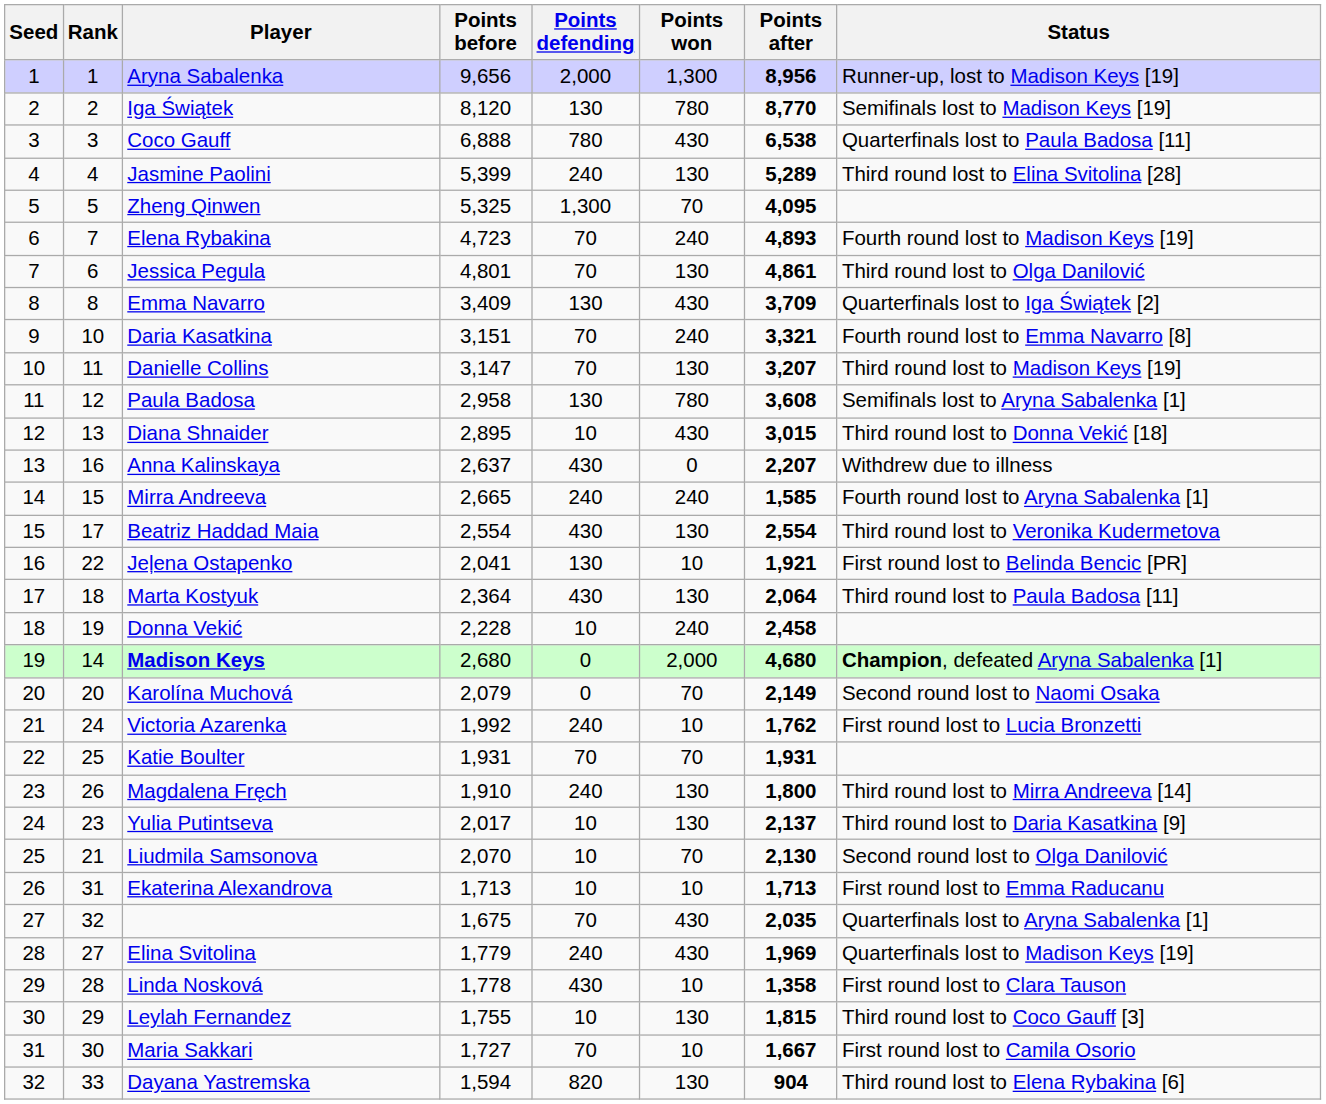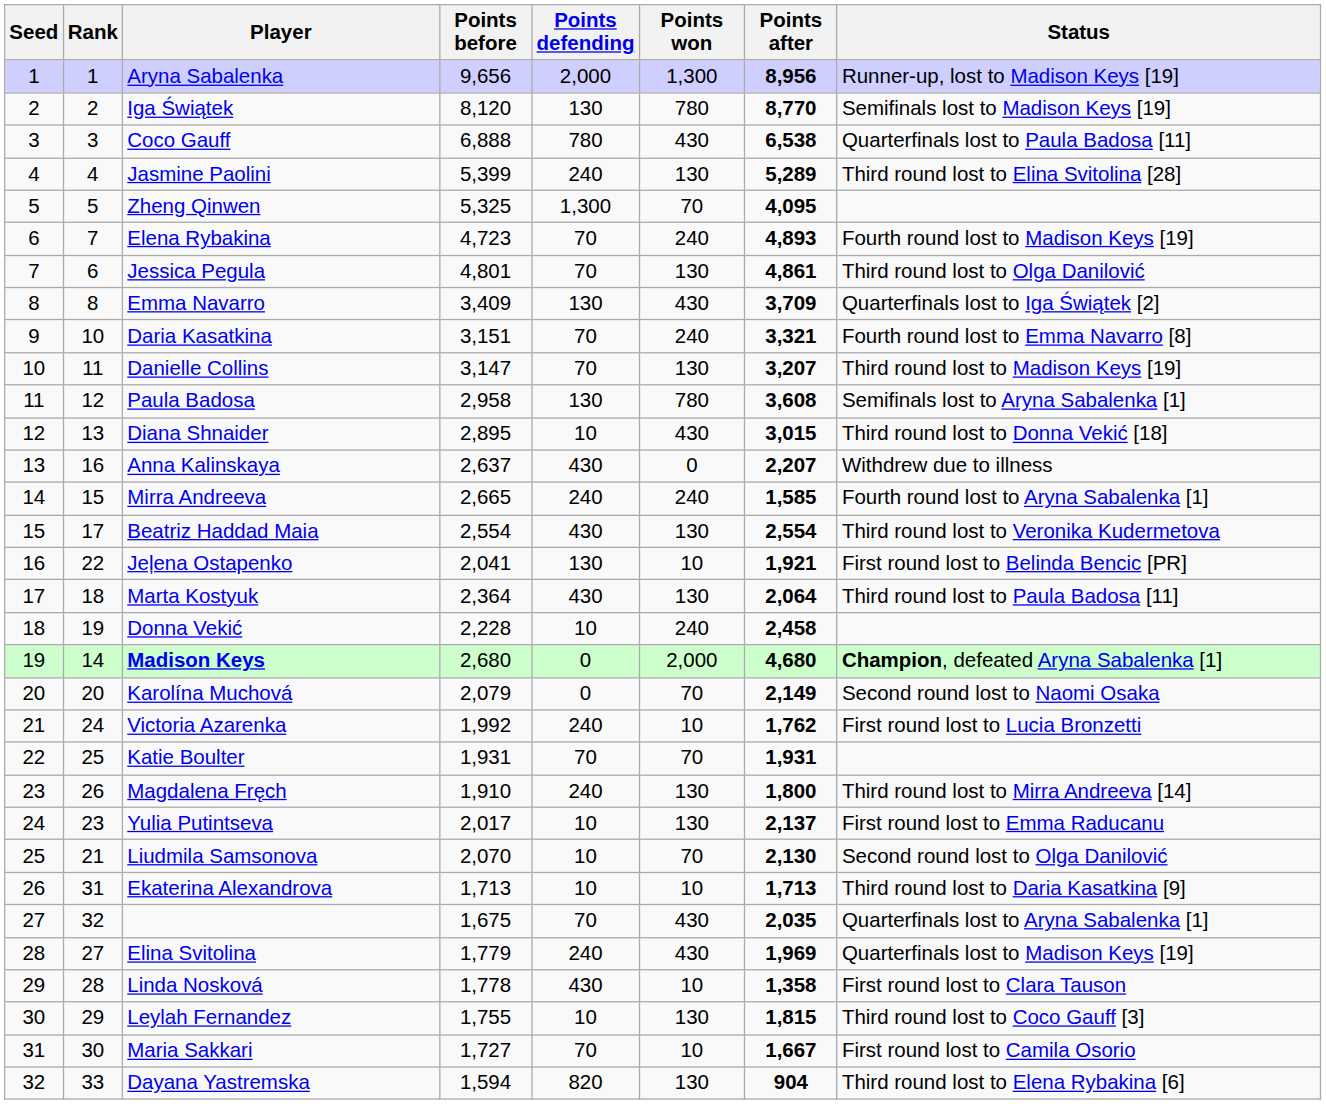(1014, 823) Third round lost to Daria Kasatkina [9] -> (1003, 823) First round lost to Emma Raducanu
(1003, 888) First round lost to Emma Raducanu -> (1014, 888) Third round lost to Daria Kasatkina [9]
